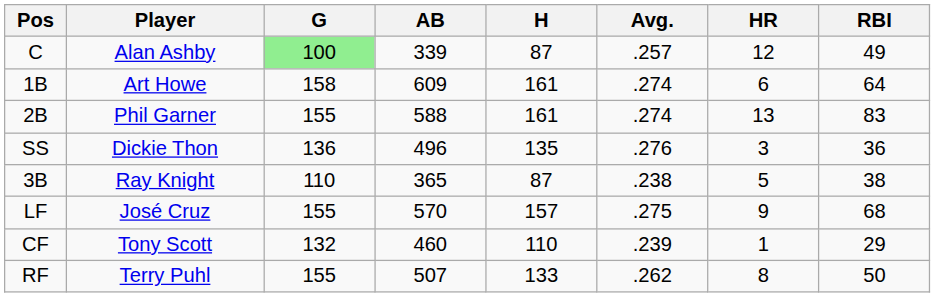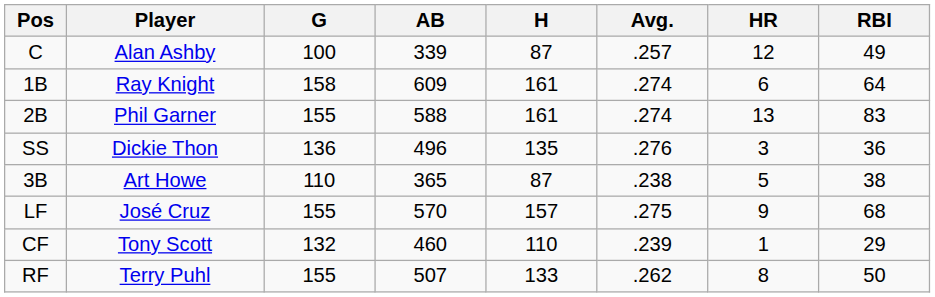(319, 52) lightgreen background -> (319, 52) no background
(165, 84) Art Howe -> (165, 84) Ray Knight
(165, 180) Ray Knight -> (165, 180) Art Howe
